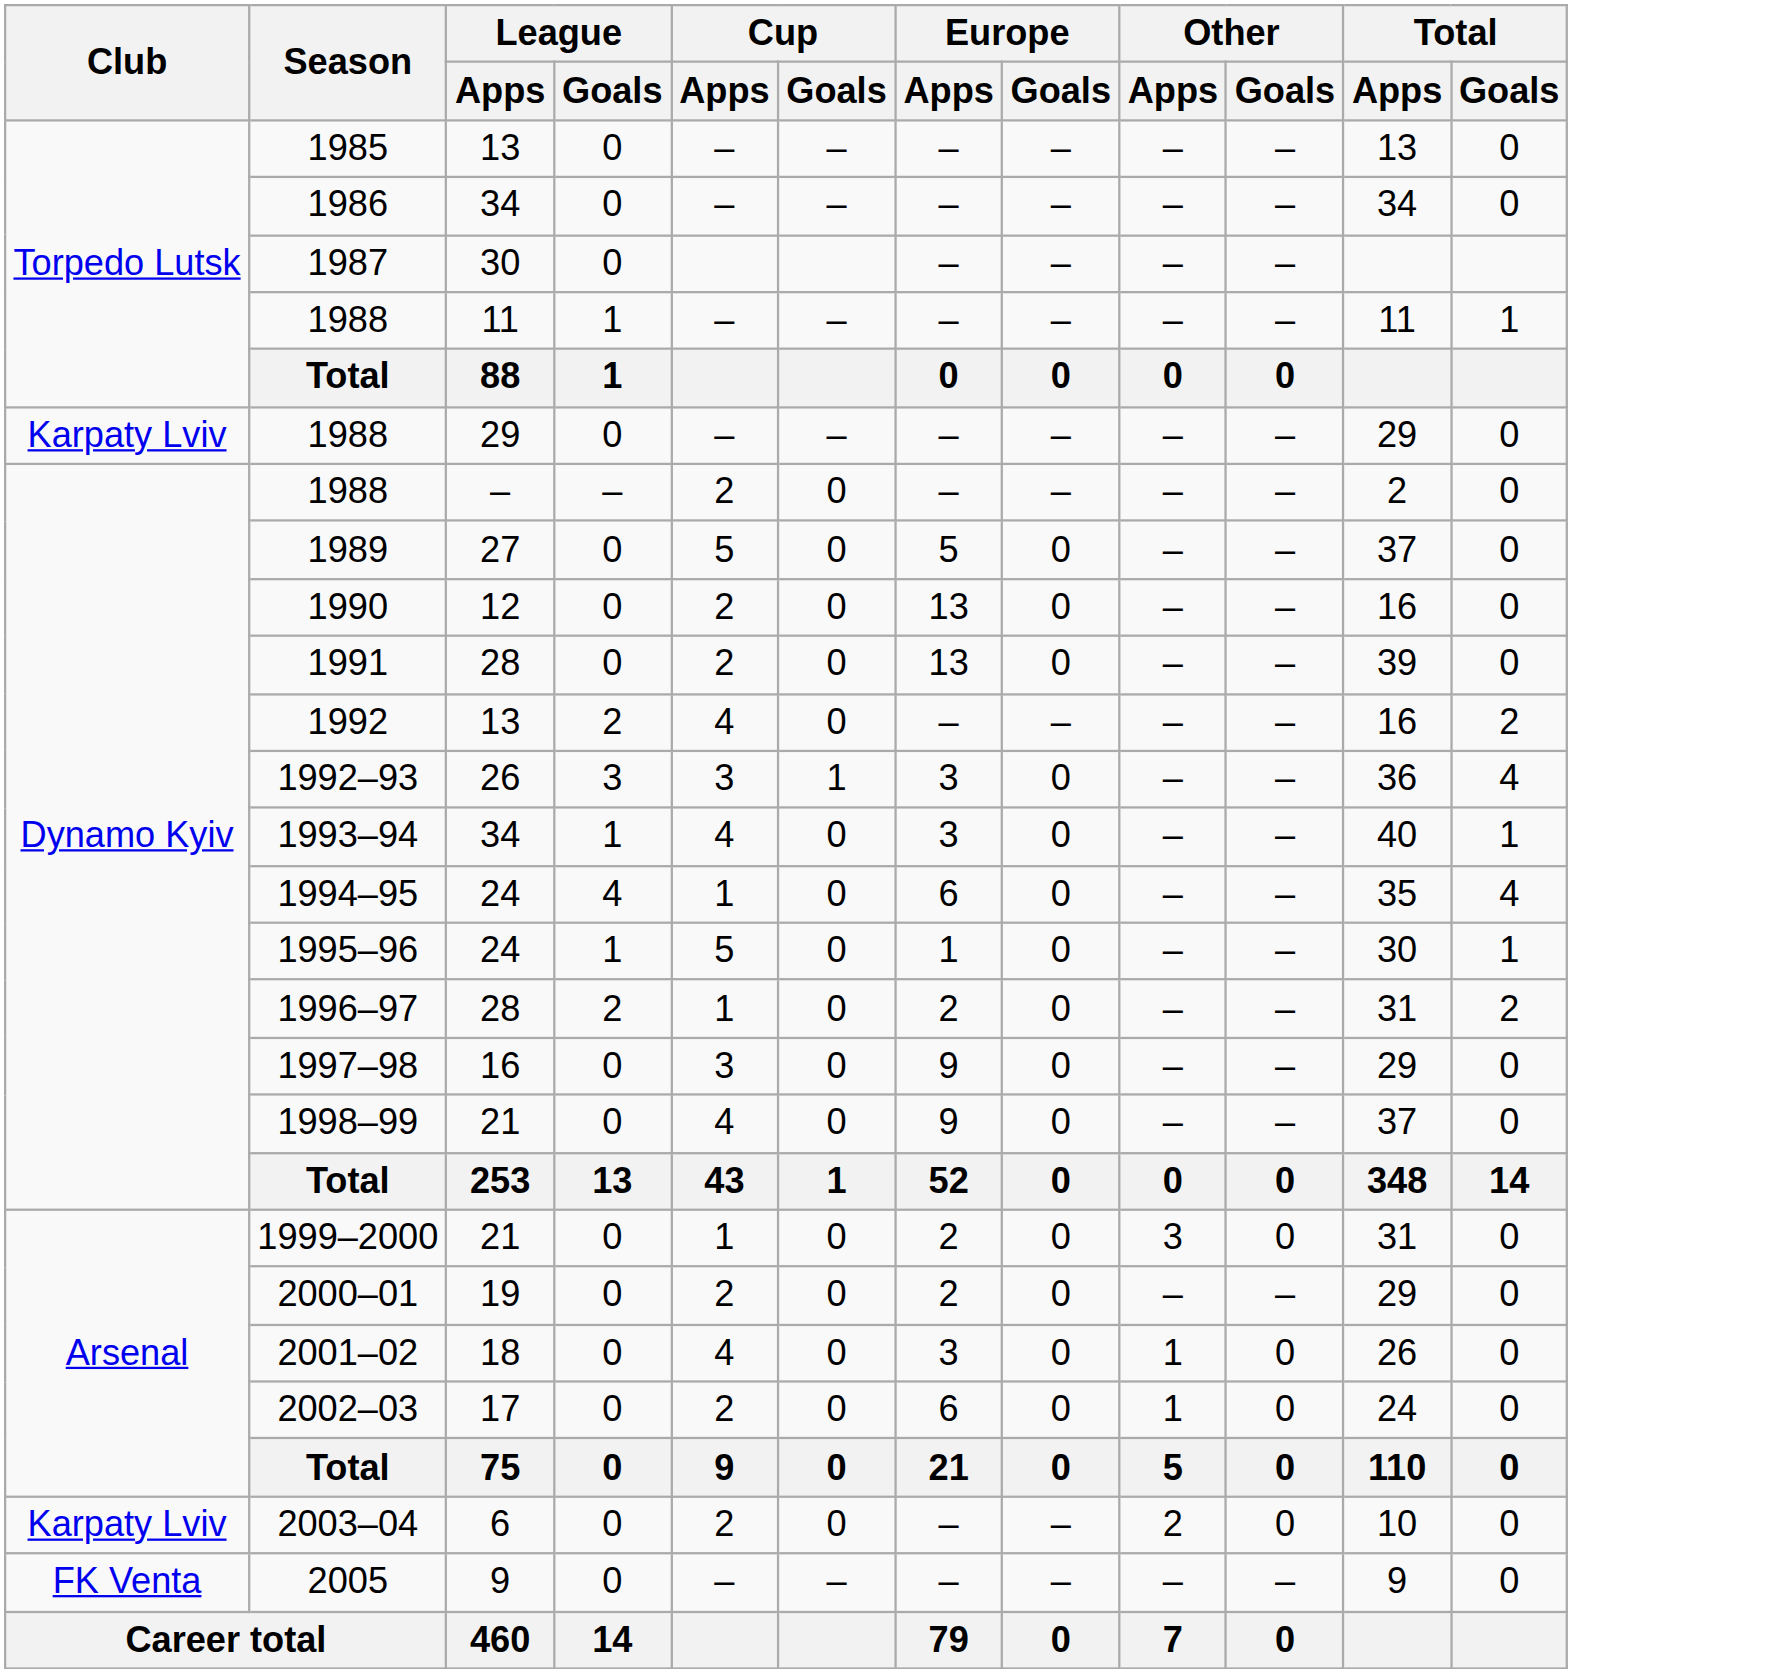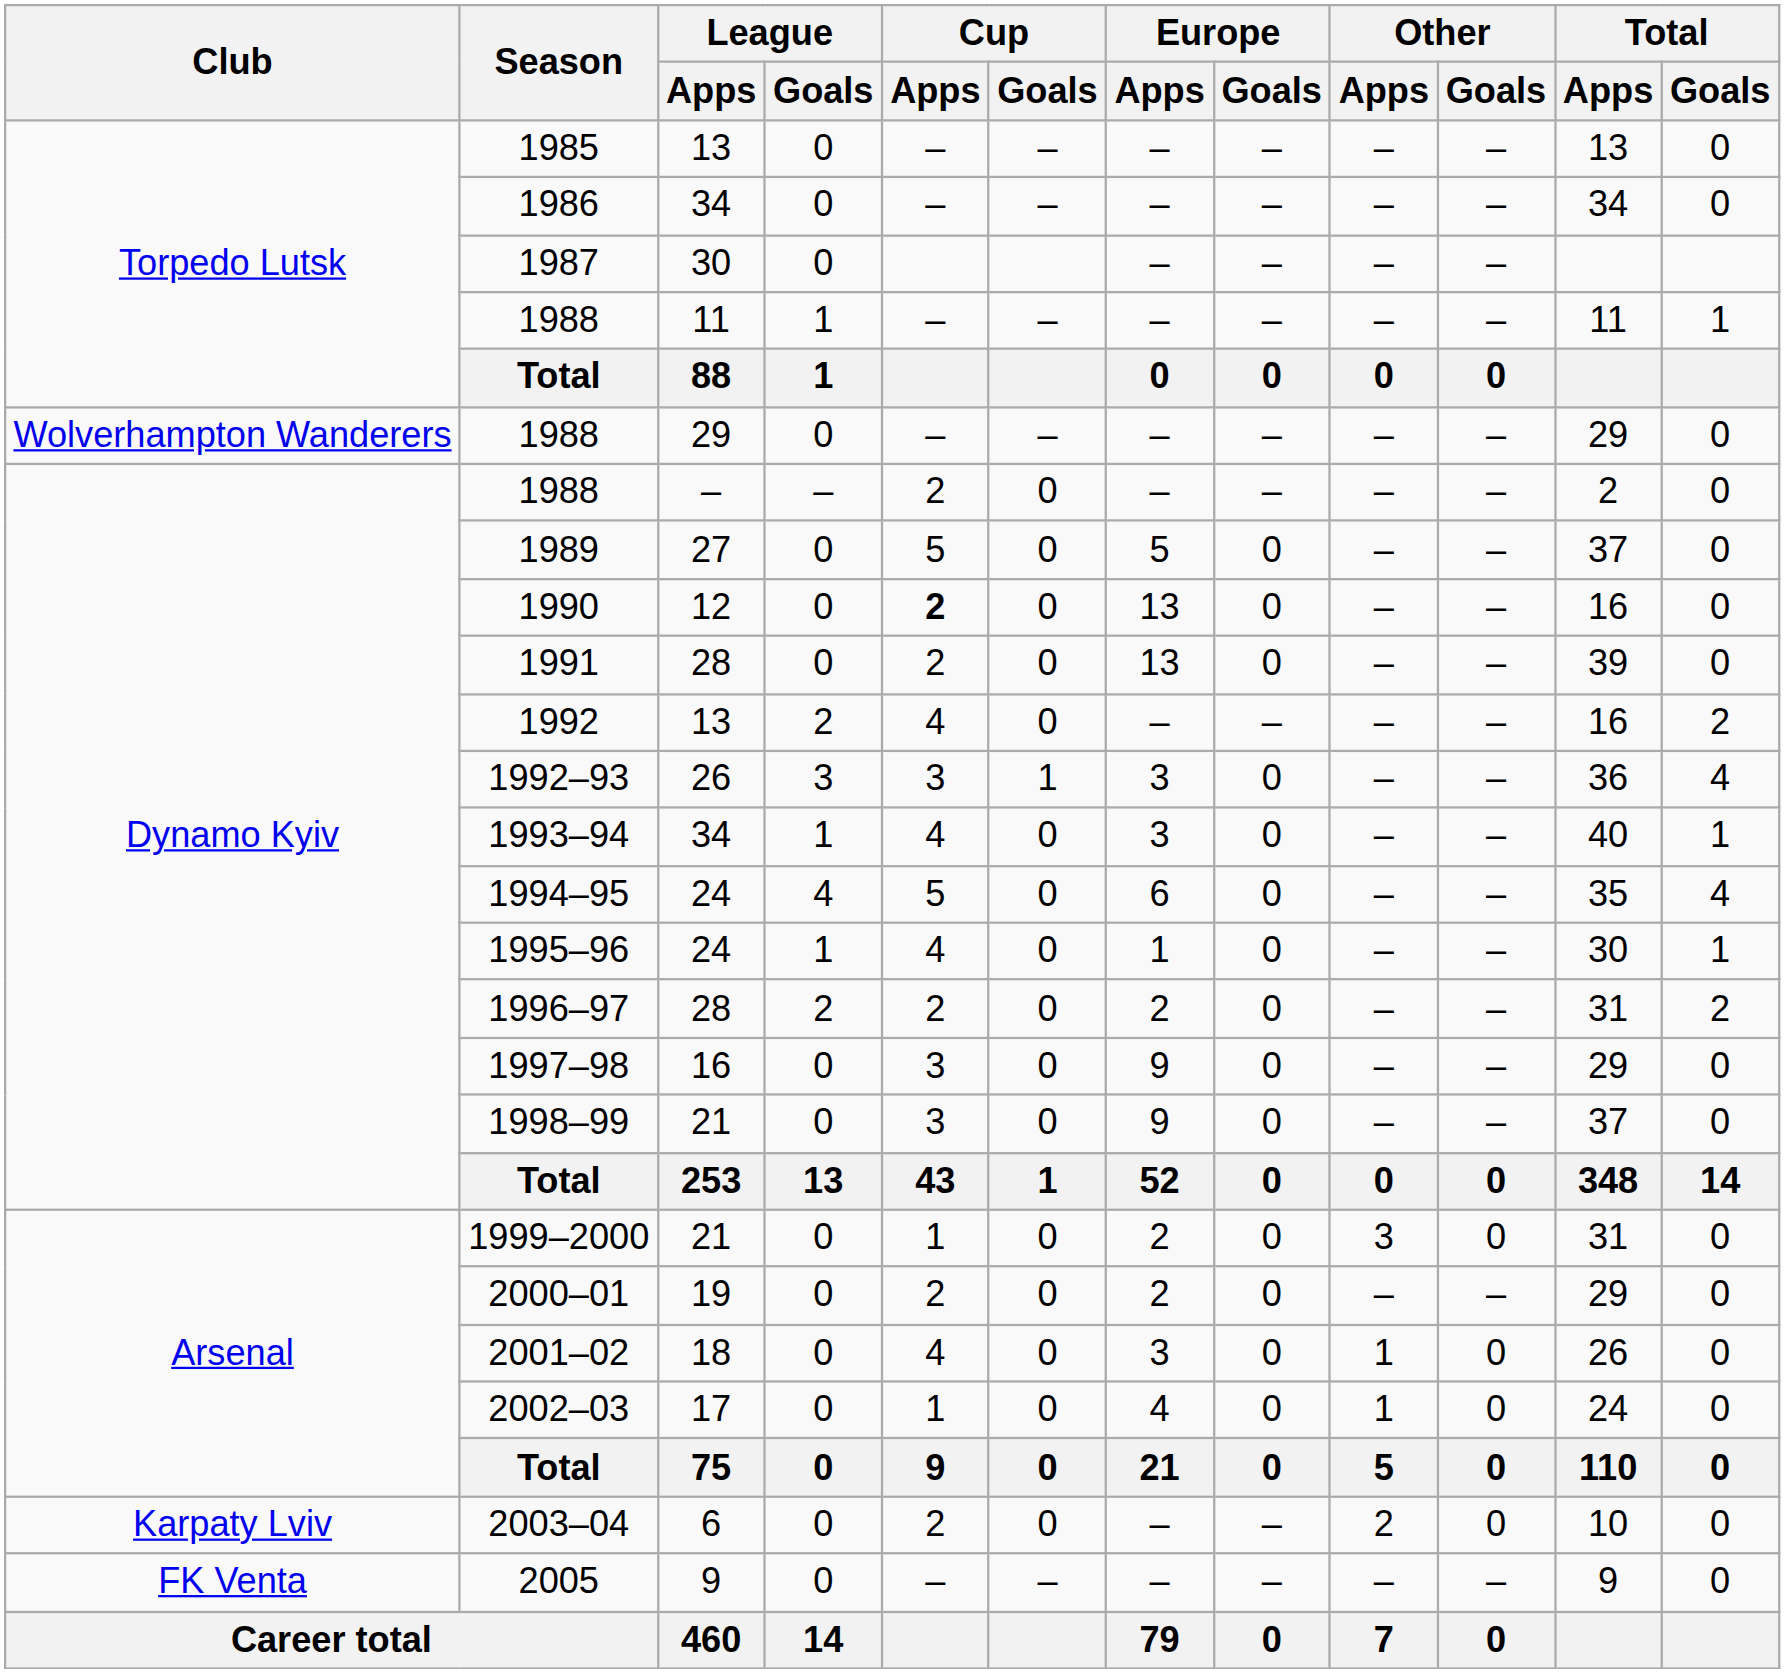(127, 434) Karpaty Lviv -> (233, 434) Wolverhampton Wanderers
(724, 606) normal -> (935, 606) bold
(724, 893) 1 -> (935, 893) 5
(724, 950) 5 -> (935, 950) 4
(724, 1008) 1 -> (935, 1008) 2
(724, 1122) 4 -> (935, 1122) 3
(724, 1409) 2 -> (935, 1409) 1
(949, 1409) 6 -> (1160, 1409) 4
